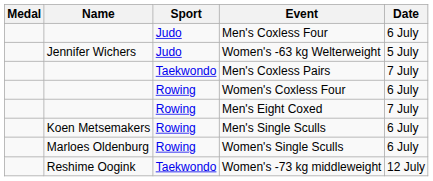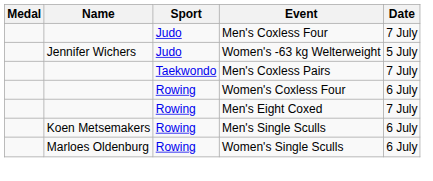(403, 33) 6 July -> (402, 33) 7 July
- row: (302, 166)
